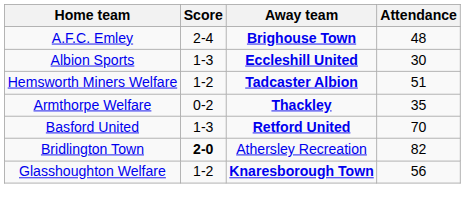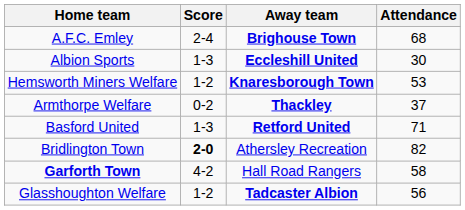(419, 37) 48 -> (419, 37) 68
(302, 82) Tadcaster Albion -> (302, 82) Knaresborough Town
(419, 82) 51 -> (419, 82) 53
(419, 104) 35 -> (419, 104) 37
(419, 127) 70 -> (419, 127) 71
+ row: (92, 171)
(302, 171) Knaresborough Town -> (302, 194) Tadcaster Albion
